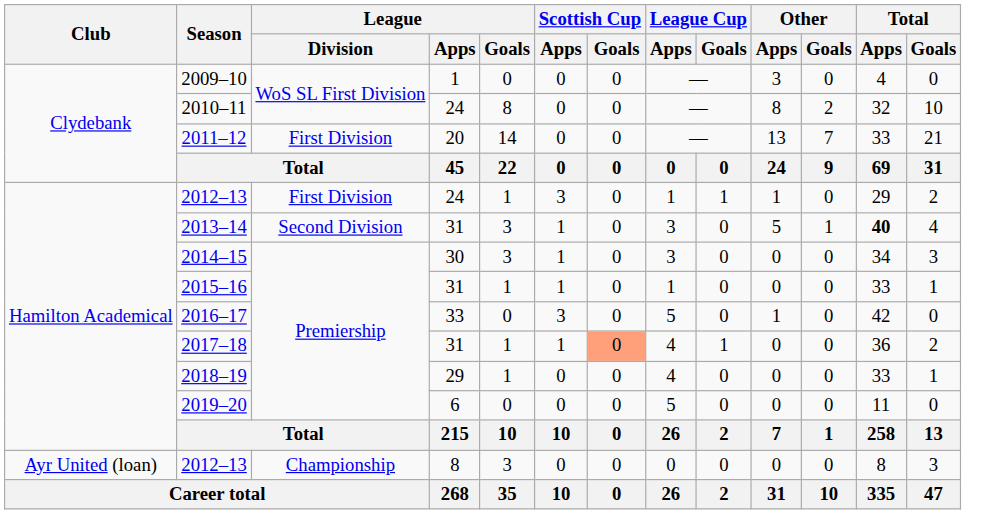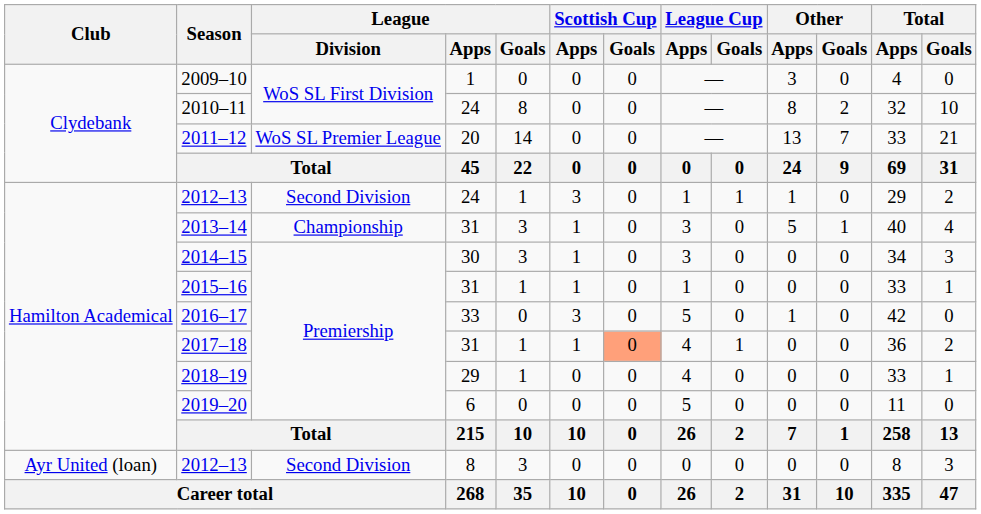(340, 138) First Division -> (348, 138) WoS SL Premier League
(340, 197) First Division -> (348, 197) Second Division
(340, 227) Second Division -> (348, 227) Championship
(881, 227) bold -> (897, 227) normal
(340, 464) Championship -> (348, 464) Second Division
